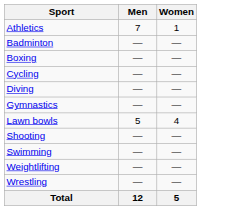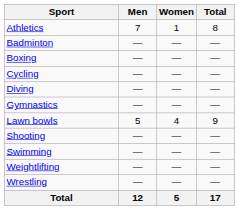+ column: (215, 12)
